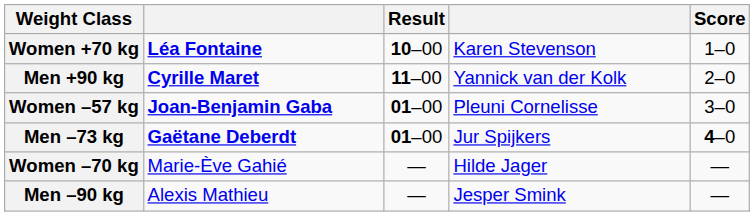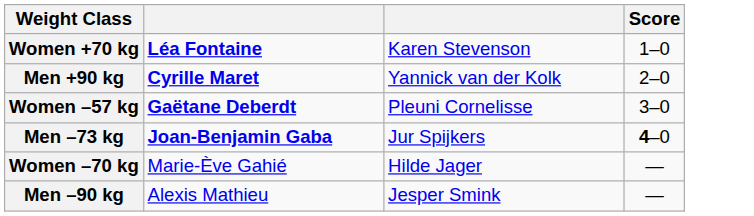- column: (416, 19)
(240, 107) Joan-Benjamin Gaba -> (222, 107) Gaëtane Deberdt
(222, 136) Gaëtane Deberdt -> (240, 136) Joan-Benjamin Gaba
